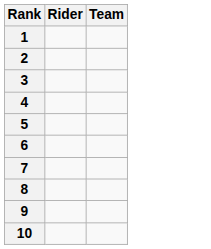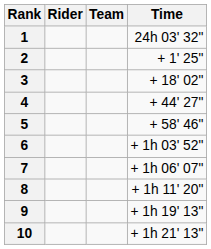+ column: (167, 15)
